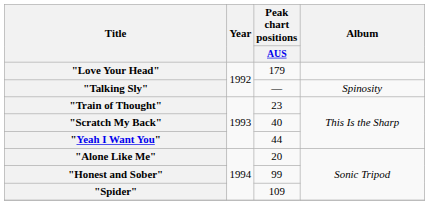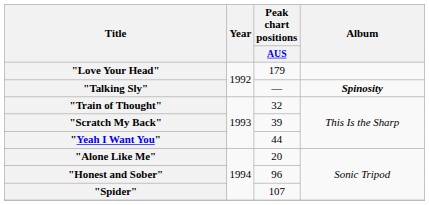(362, 88) normal -> (362, 88) bold
(277, 105) 23 -> (277, 105) 32
(277, 122) 40 -> (277, 122) 39
(277, 174) 99 -> (277, 174) 96
(277, 191) 109 -> (277, 191) 107
